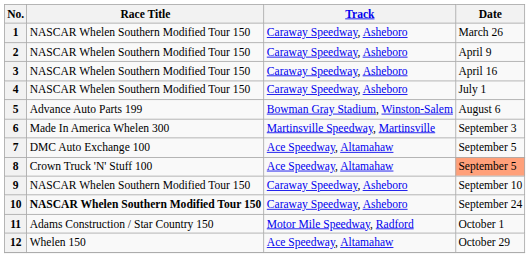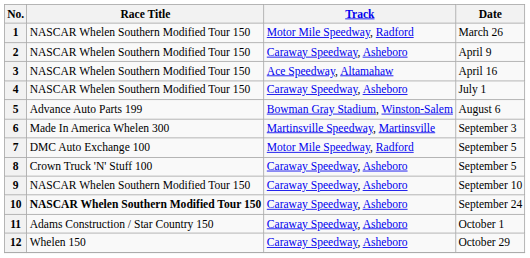(337, 32) Caraway Speedway, Asheboro -> (340, 32) Motor Mile Speedway, Radford
(337, 70) Caraway Speedway, Asheboro -> (330, 70) Ace Speedway, Altamahaw
(330, 147) Ace Speedway, Altamahaw -> (340, 147) Motor Mile Speedway, Radford
(330, 166) Ace Speedway, Altamahaw -> (337, 166) Caraway Speedway, Asheboro
(487, 166) lightsalmon background -> (487, 166) no background
(340, 223) Motor Mile Speedway, Radford -> (337, 223) Caraway Speedway, Asheboro
(330, 242) Ace Speedway, Altamahaw -> (337, 242) Caraway Speedway, Asheboro
